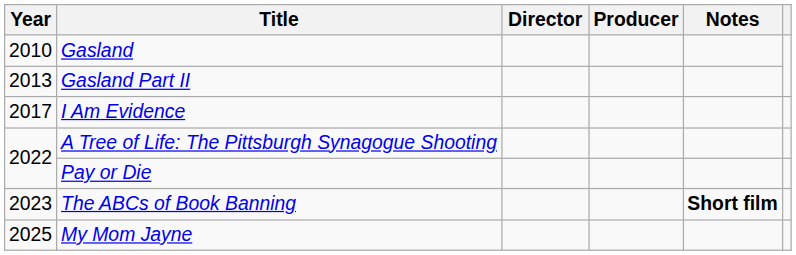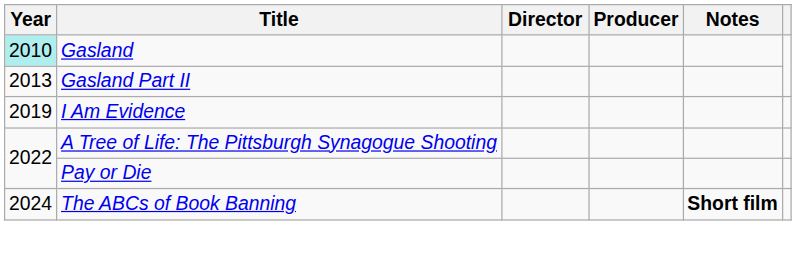(31, 50) no background -> (31, 50) paleturquoise background
(31, 111) 2017 -> (31, 111) 2019
(31, 204) 2023 -> (31, 204) 2024
- row: (127, 234)
